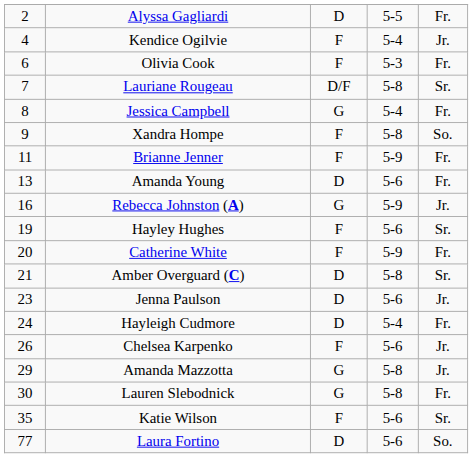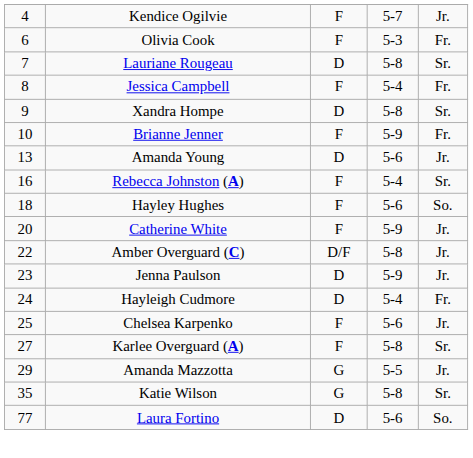- row: (178, 16)
(393, 39) 5-4 -> (393, 16) 5-7
(339, 87) D/F -> (339, 63) D
(339, 110) G -> (339, 87) F
(339, 134) F -> (339, 110) D
(443, 134) So. -> (443, 110) Sr.
(25, 157) 11 -> (25, 134) 10
(443, 181) Fr. -> (443, 157) Jr.
(339, 205) G -> (339, 181) F
(393, 205) 5-9 -> (393, 181) 5-4
(443, 205) Jr. -> (443, 181) Sr.
(25, 228) 19 -> (25, 205) 18
(443, 228) Sr. -> (443, 205) So.
(443, 252) Fr. -> (443, 228) Jr.
(25, 275) 21 -> (25, 252) 22
(339, 275) D -> (339, 252) D/F
(443, 275) Sr. -> (443, 252) Jr.
(393, 299) 5-6 -> (393, 275) 5-9
(25, 346) 26 -> (25, 323) 25
+ row: (178, 346)
(393, 370) 5-8 -> (393, 370) 5-5
- row: (178, 393)
(339, 417) F -> (339, 393) G
(393, 417) 5-6 -> (393, 393) 5-8
